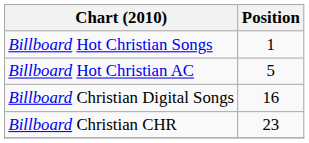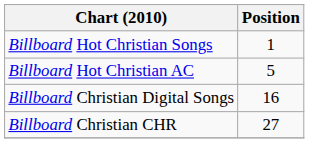(271, 124) 23 -> (271, 124) 27
